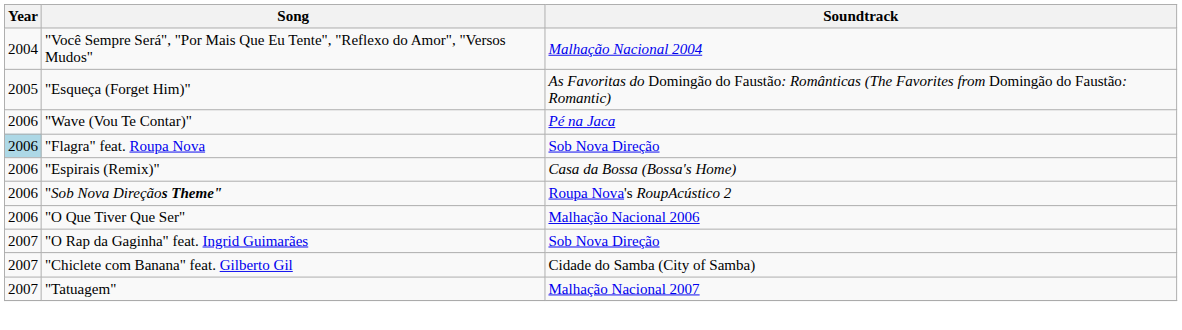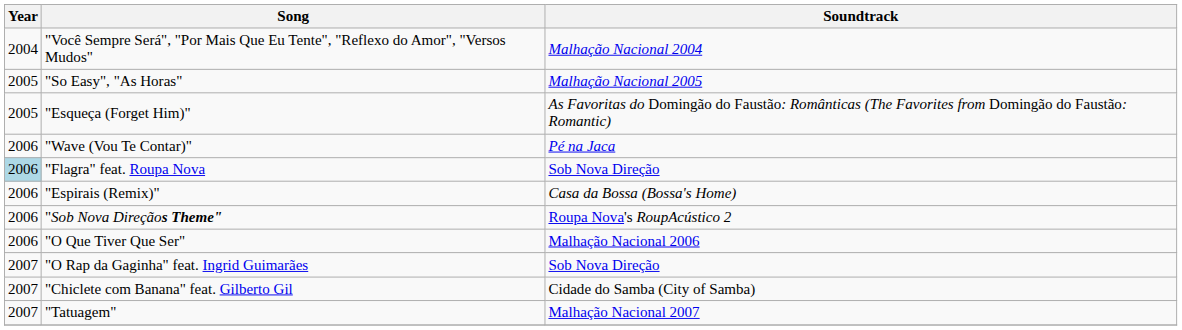+ row: (114, 81)
